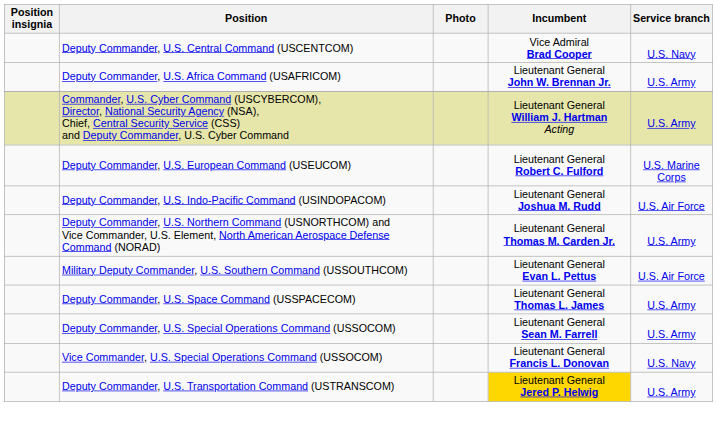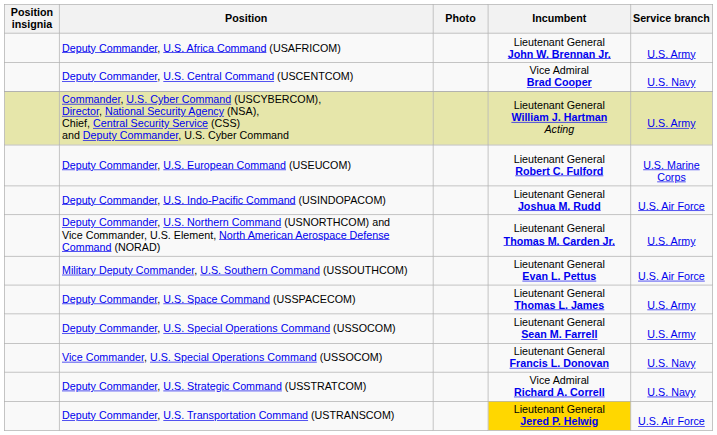rows swapped: (201, 77) <-> (208, 48)
+ row: (214, 386)
(671, 392) U.S. Army -> (671, 422) U.S. Air Force
